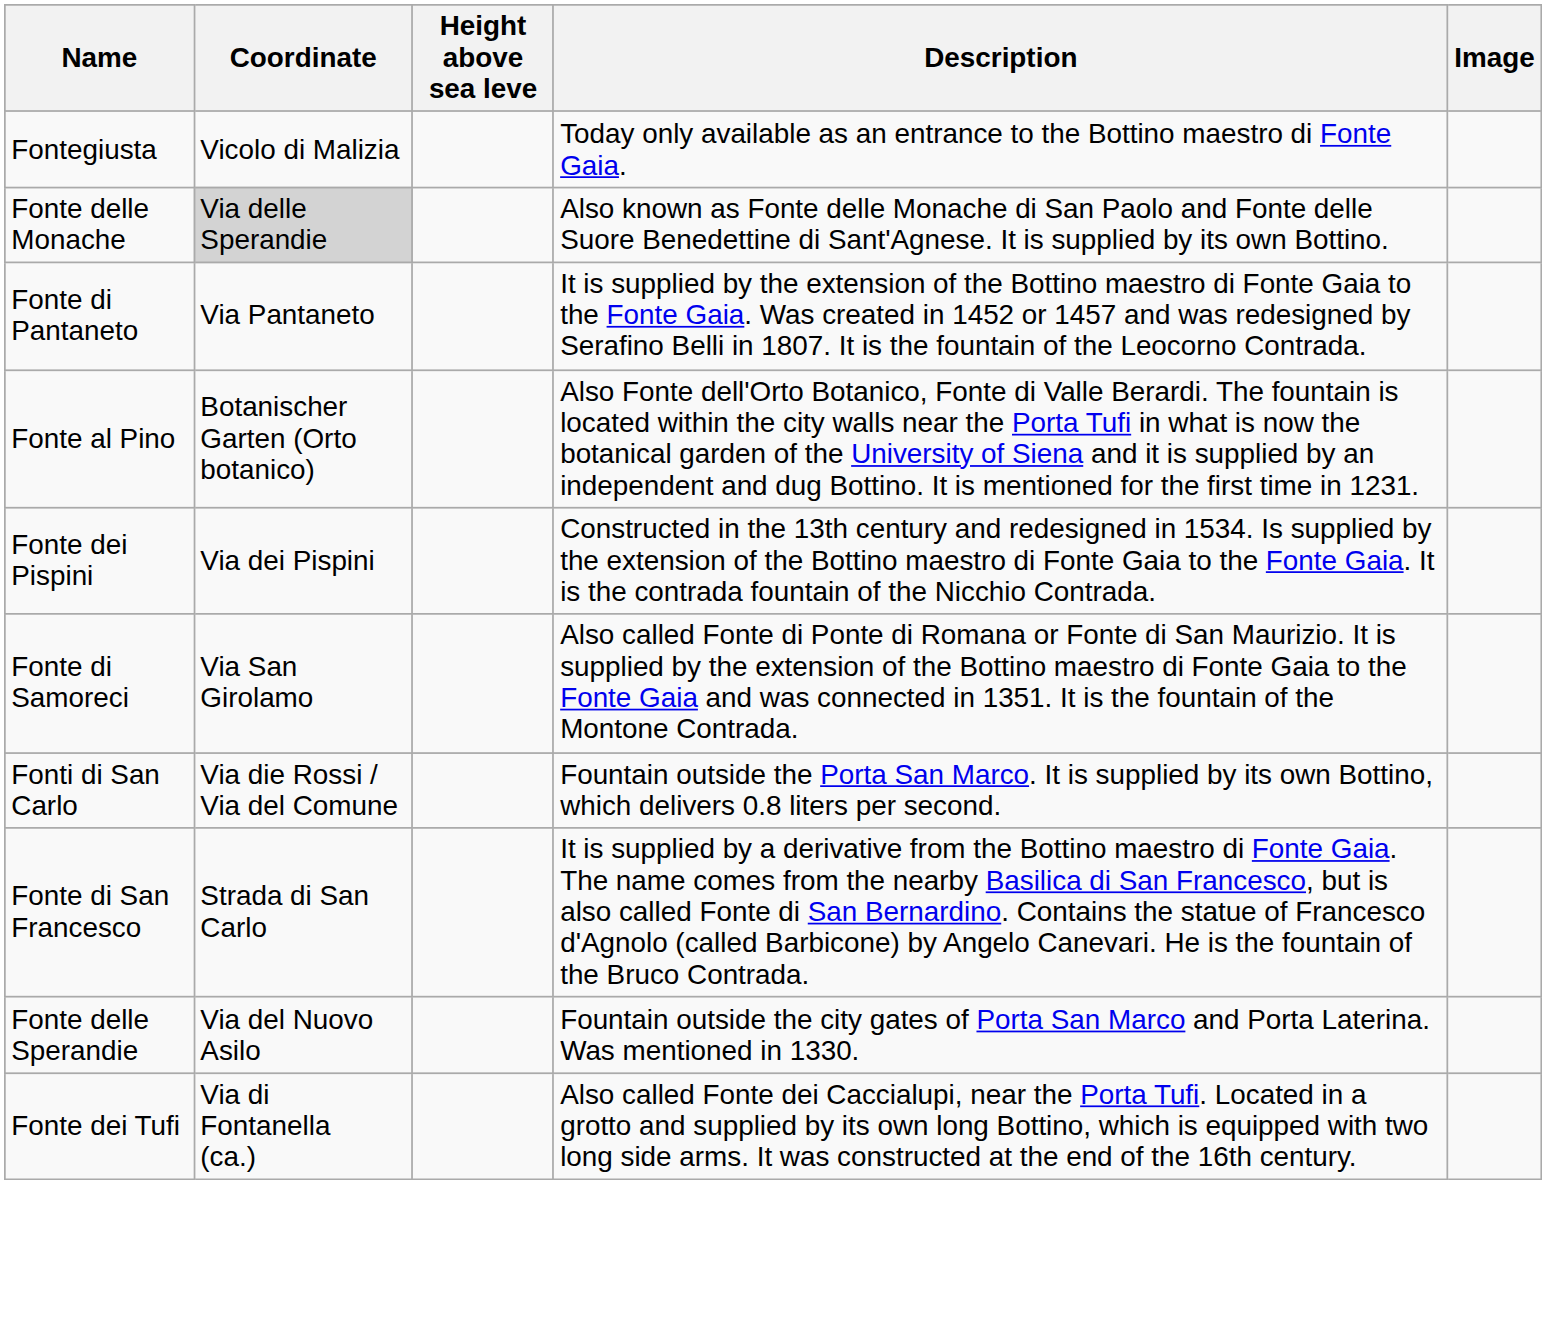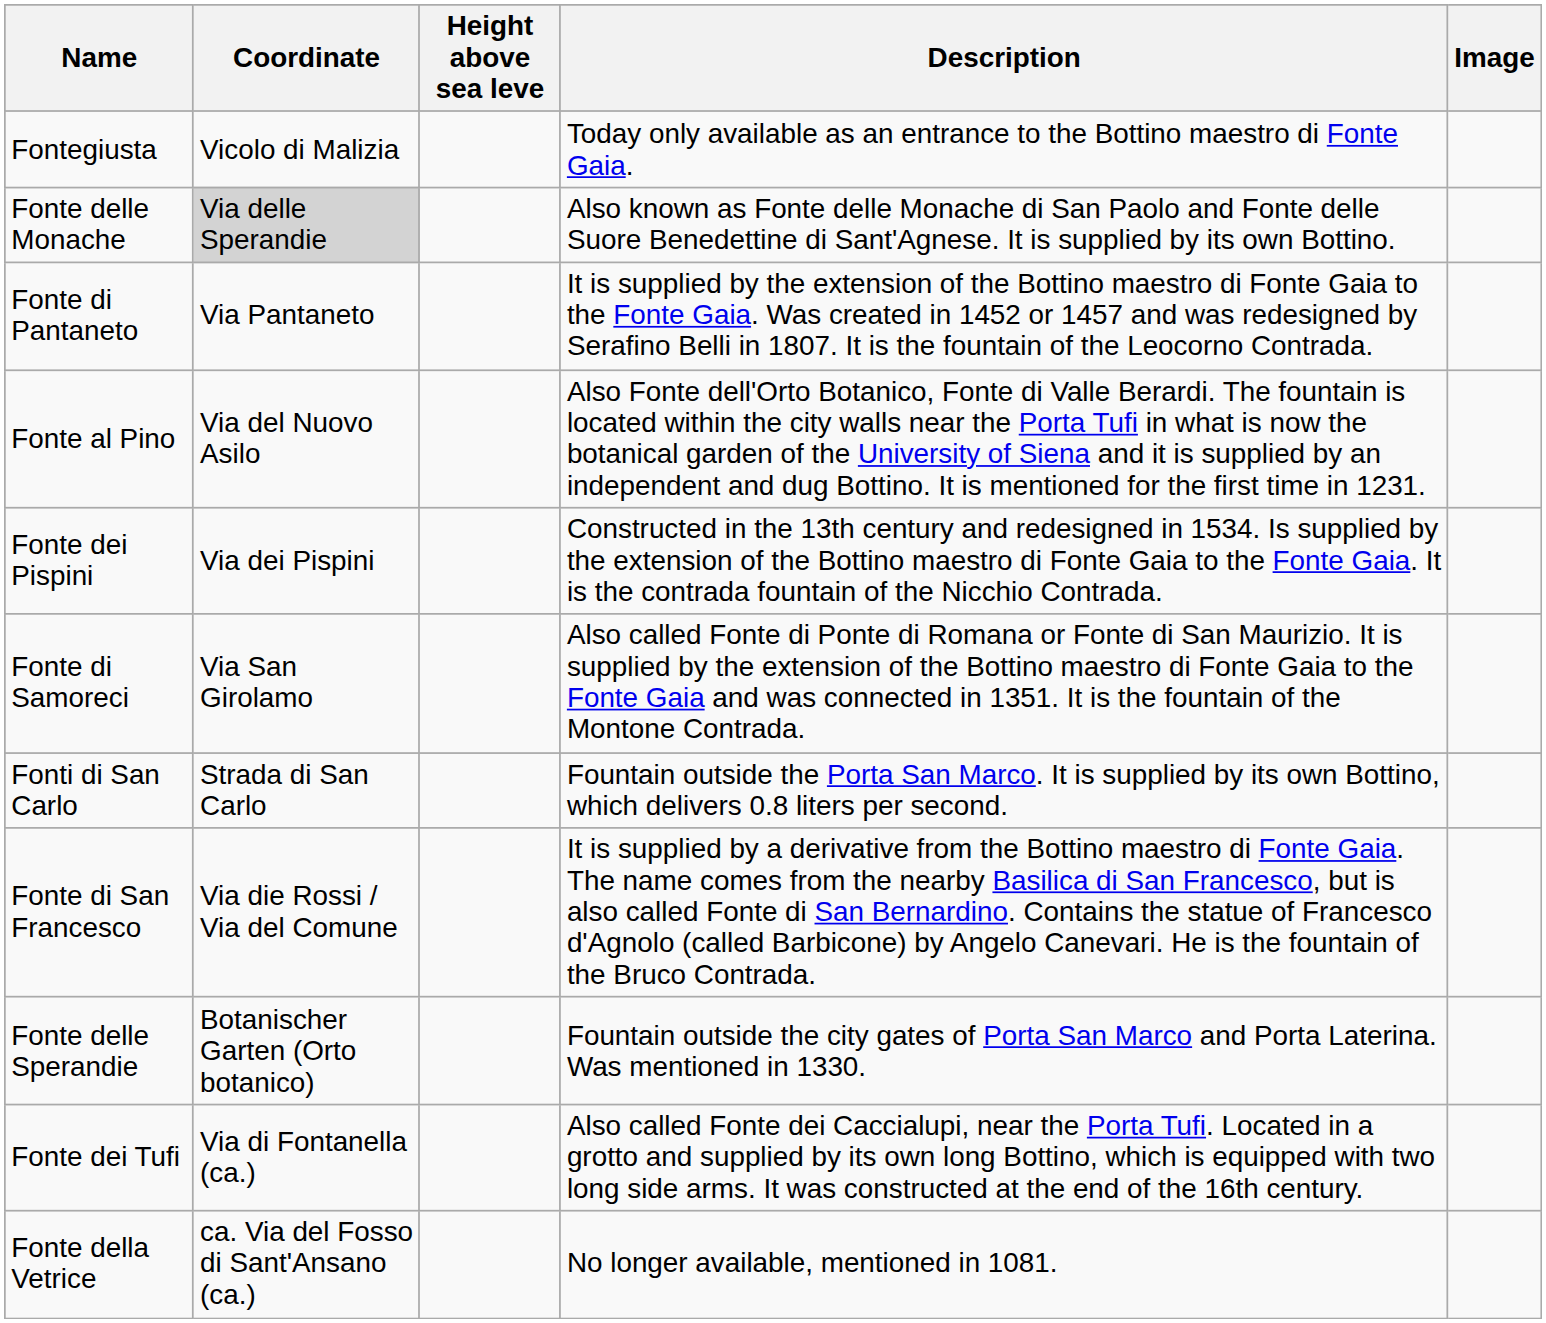(278, 438) Botanischer Garten (Orto botanico) -> (286, 438) Via del Nuovo Asilo
(299, 789) Via die Rossi / Via del Comune -> (284, 789) Strada di San Carlo
(285, 912) Strada di San Carlo -> (299, 912) Via die Rossi / Via del Comune
(287, 1034) Via del Nuovo Asilo -> (278, 1050) Botanischer Garten (Orto botanico)
+ row: (80, 1263)
